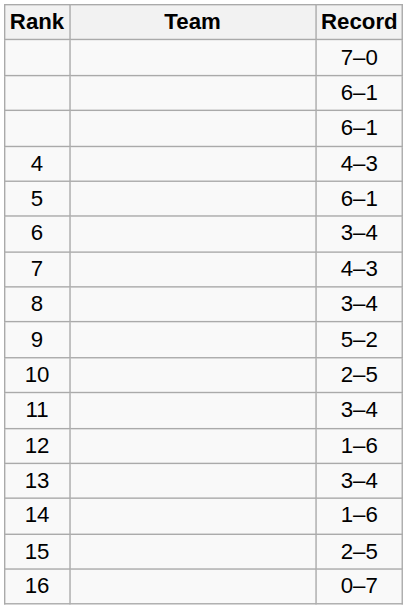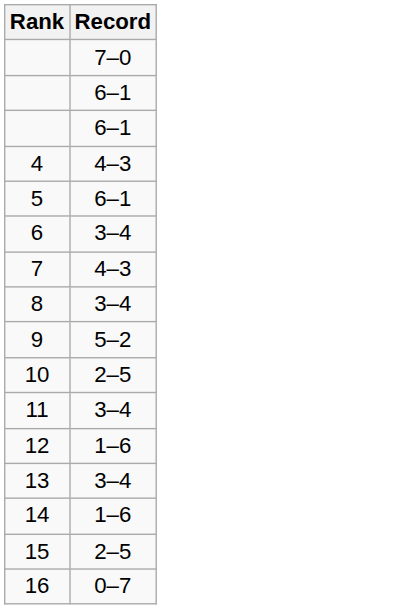- column: (193, 22)
